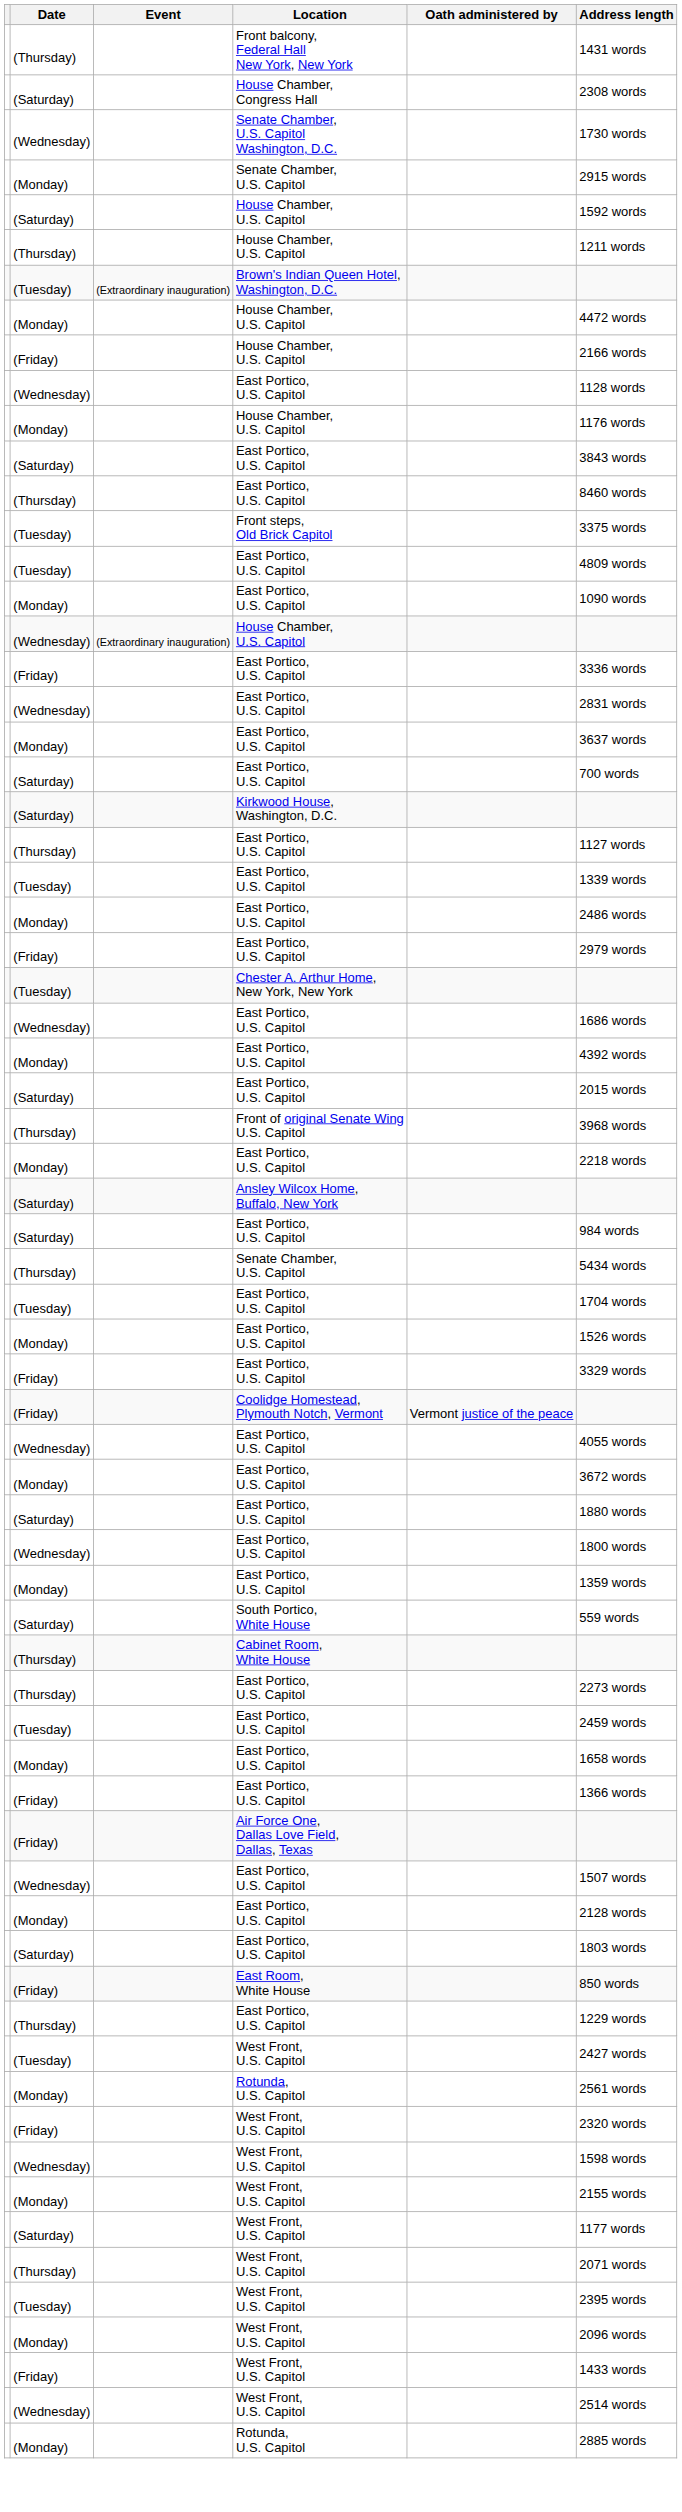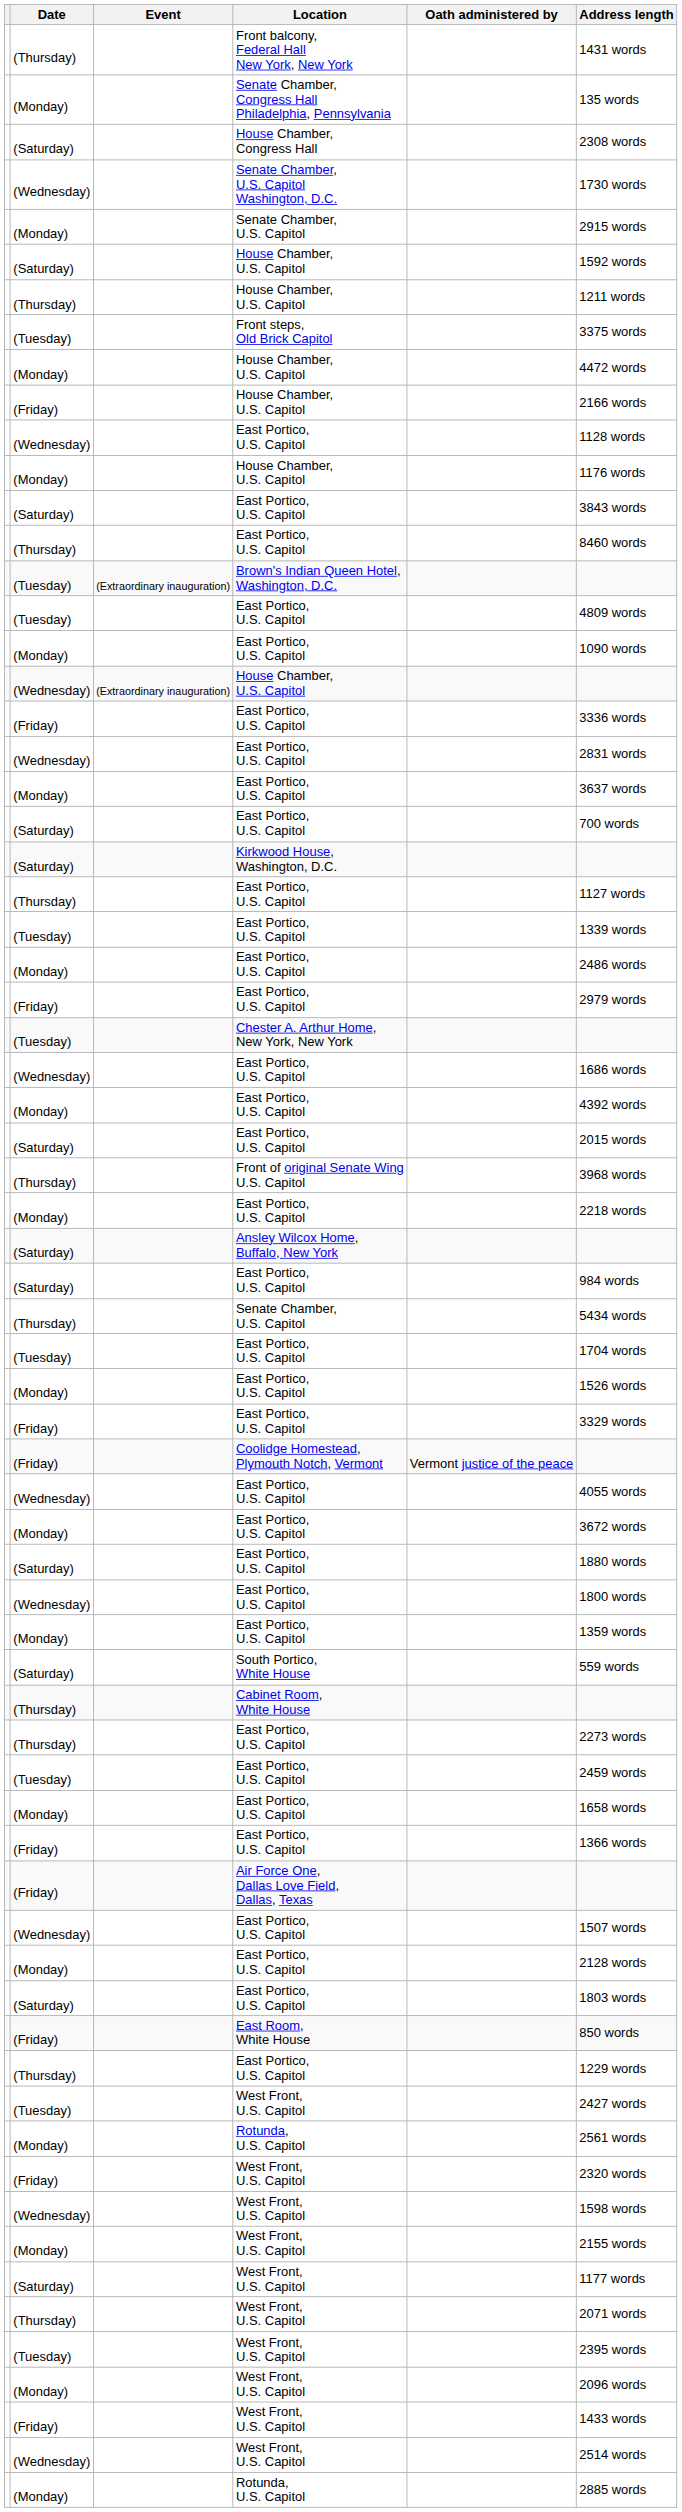+ row: (41, 106)
rows swapped: (42, 535) <-> (42, 289)
